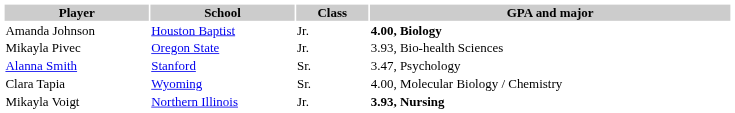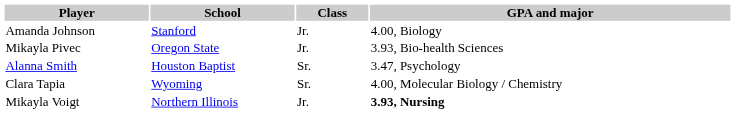(193, 30) Houston Baptist -> (174, 30) Stanford
(406, 30) bold -> (406, 30) normal
(174, 66) Stanford -> (193, 66) Houston Baptist
